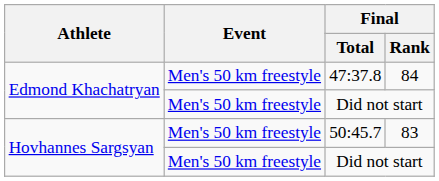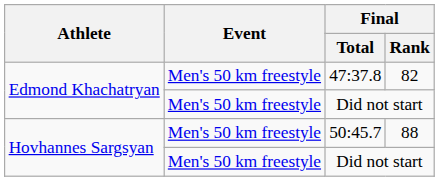(410, 76) 84 -> (410, 76) 82
(410, 133) 83 -> (410, 133) 88
